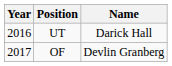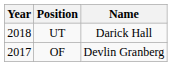(19, 33) 2016 -> (19, 33) 2018
